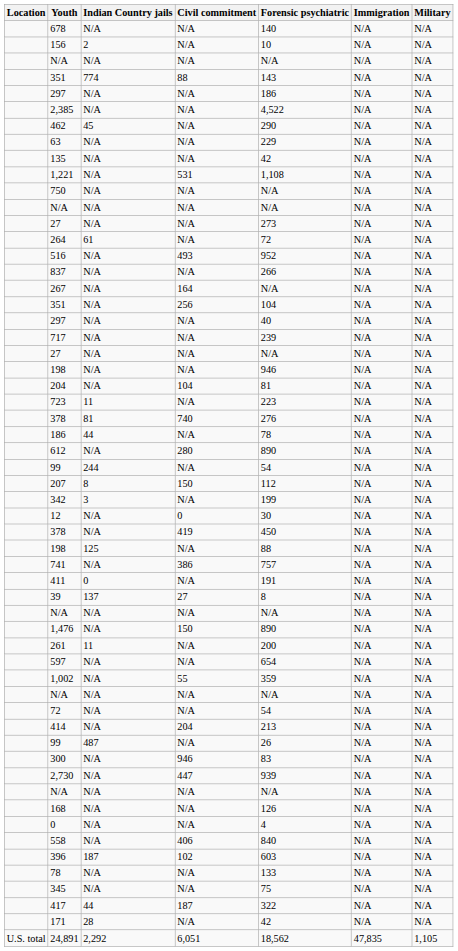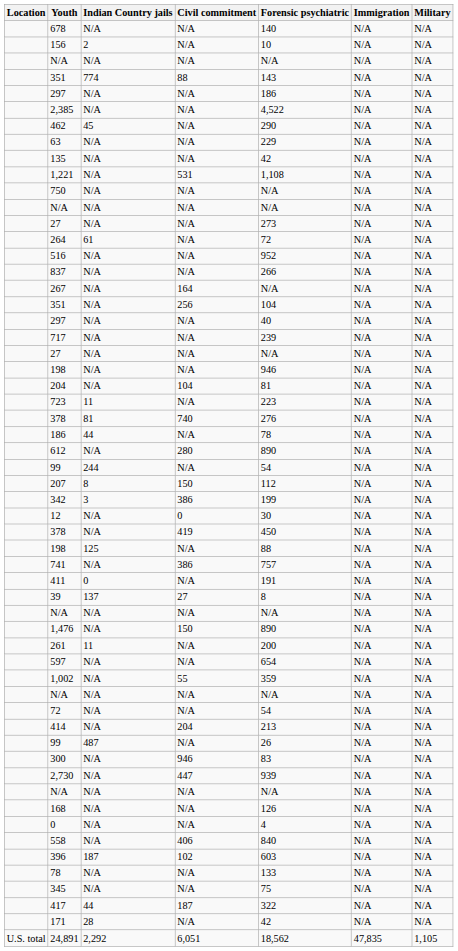(185, 256) 493 -> (186, 256) N/A
(186, 499) N/A -> (185, 499) 386
